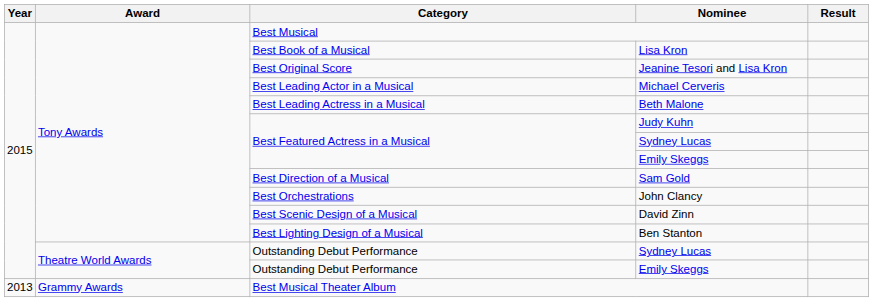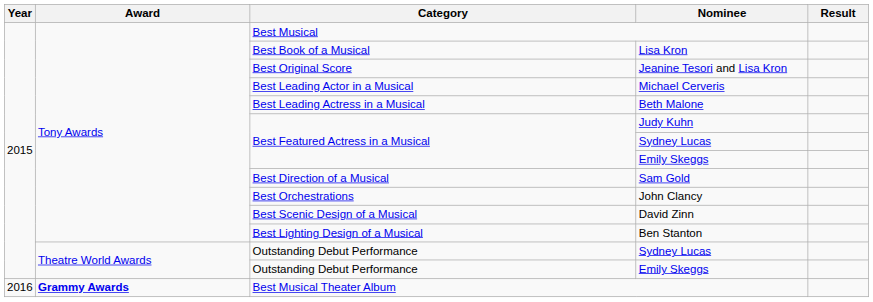(20, 287) 2013 -> (20, 287) 2016
(80, 287) normal -> (83, 287) bold
